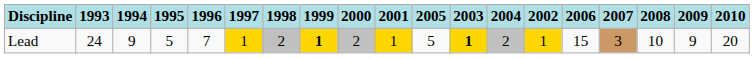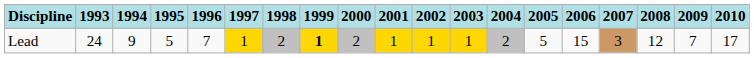columns swapped: (543, 16) <-> (431, 16)
(468, 40) bold -> (468, 40) normal
(655, 40) 10 -> (655, 40) 12
(693, 40) 9 -> (693, 40) 7
(730, 40) 20 -> (730, 40) 17
